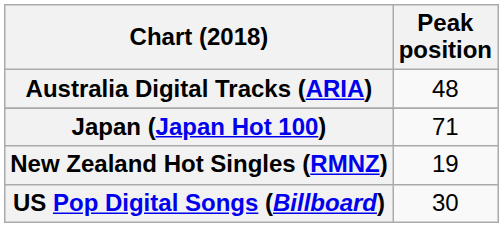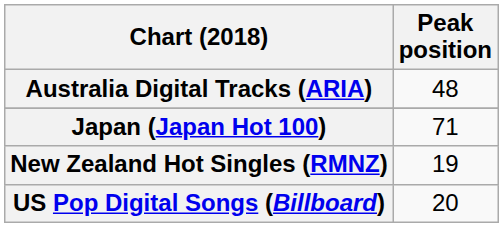(445, 202) 30 -> (445, 202) 20
